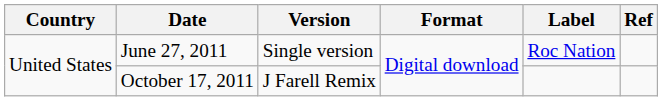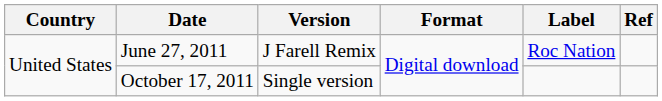(318, 50) Single version -> (319, 50) J Farell Remix
(319, 80) J Farell Remix -> (318, 80) Single version
